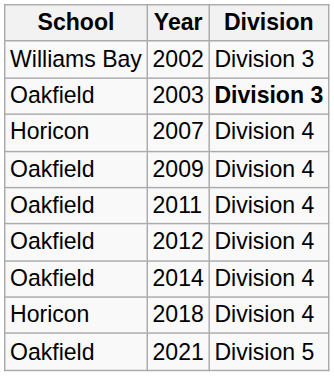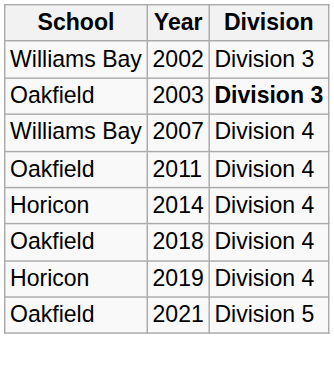(50, 132) Horicon -> (76, 132) Williams Bay
- row: (178, 168)
- row: (178, 242)
(52, 278) Oakfield -> (50, 205) Horicon
(50, 315) Horicon -> (52, 242) Oakfield
+ row: (178, 278)
